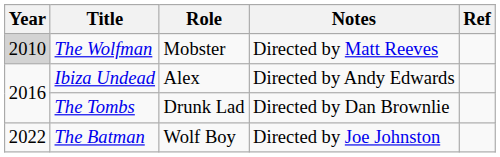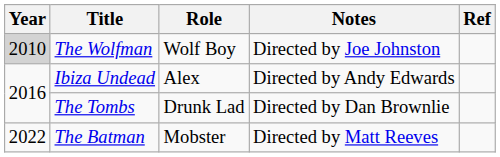(195, 48) Mobster -> (200, 48) Wolf Boy
(346, 48) Directed by Matt Reeves -> (347, 48) Directed by Joe Johnston
(200, 136) Wolf Boy -> (195, 136) Mobster
(347, 136) Directed by Joe Johnston -> (346, 136) Directed by Matt Reeves
